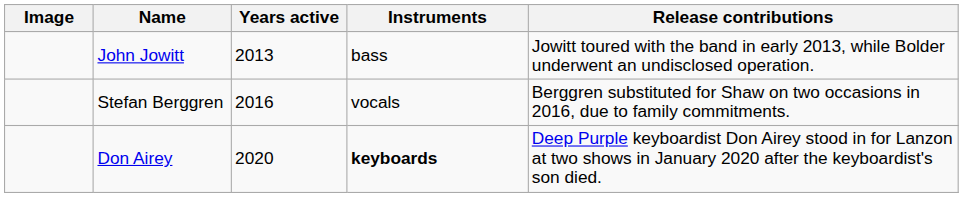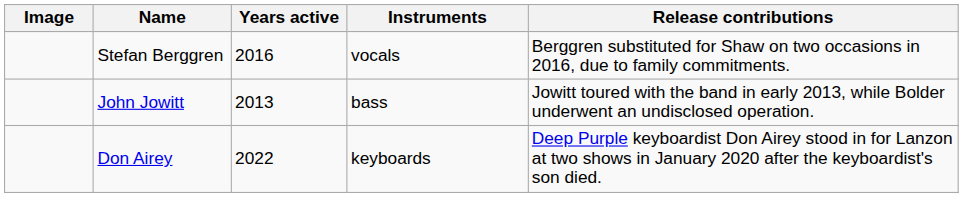rows swapped: (141, 55) <-> (160, 102)
(254, 158) 2020 -> (254, 158) 2022
(394, 158) bold -> (391, 158) normal
